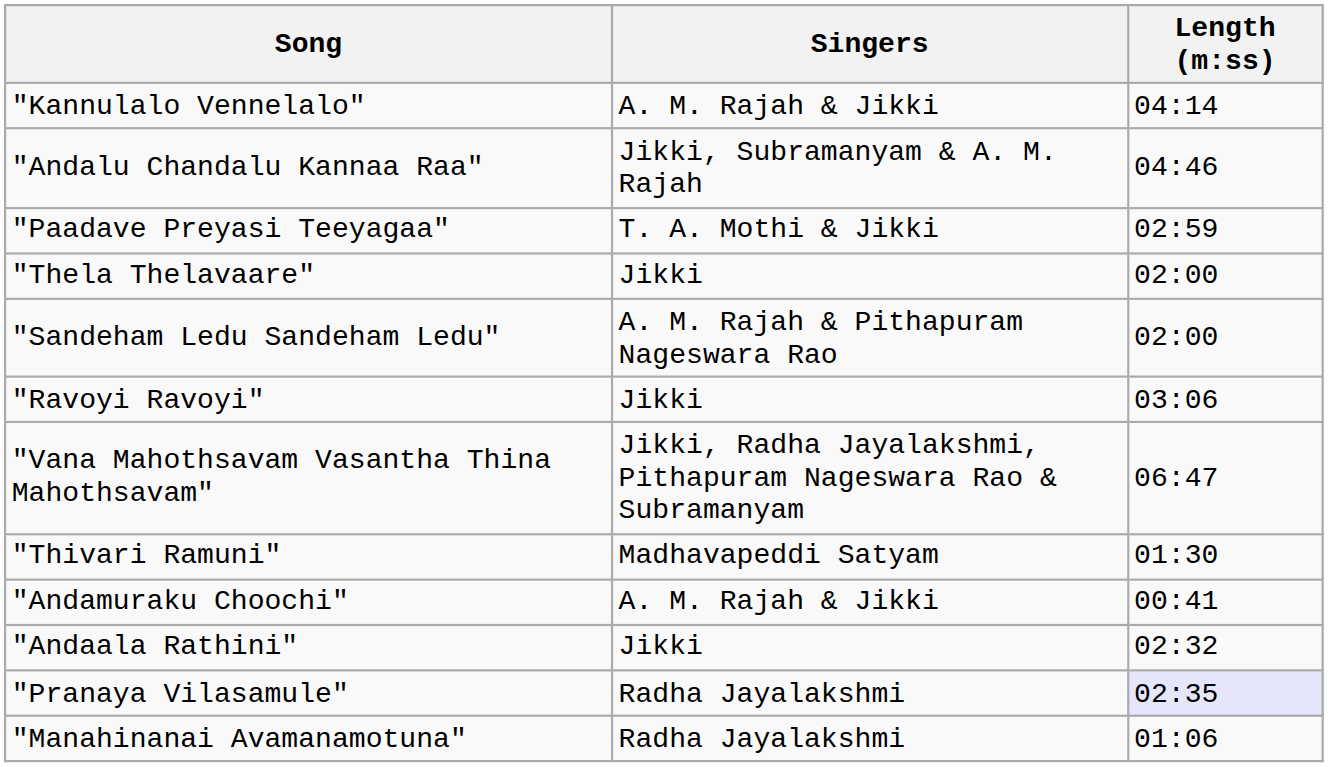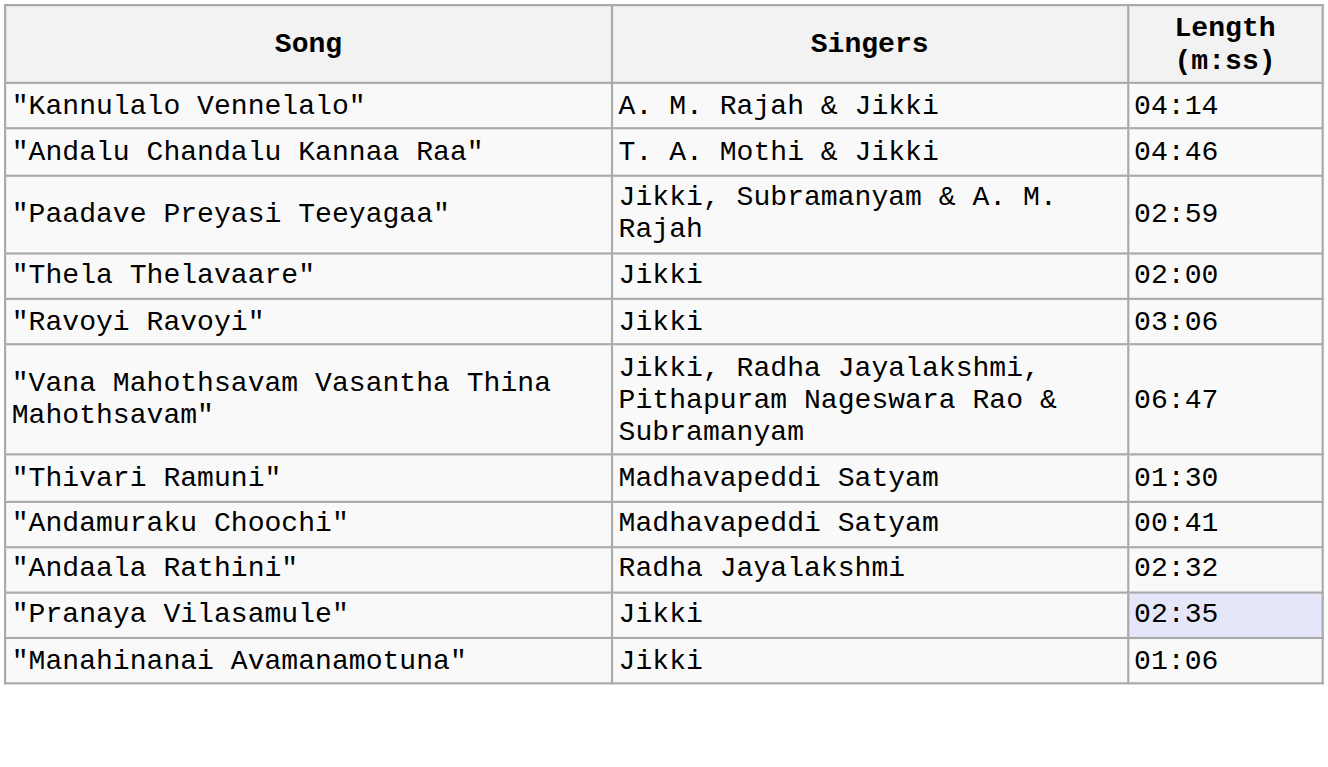(838, 168) Jikki, Subramanyam & A. M. Rajah -> (779, 152) T. A. Mothi & Jikki
(779, 230) T. A. Mothi & Jikki -> (838, 214) Jikki, Subramanyam & A. M. Rajah
- row: (256, 338)
(779, 602) A. M. Rajah & Jikki -> (779, 524) Madhavapeddi Satyam
(661, 648) Jikki -> (762, 569) Radha Jayalakshmi
(762, 693) Radha Jayalakshmi -> (661, 615) Jikki
(762, 739) Radha Jayalakshmi -> (661, 661) Jikki
